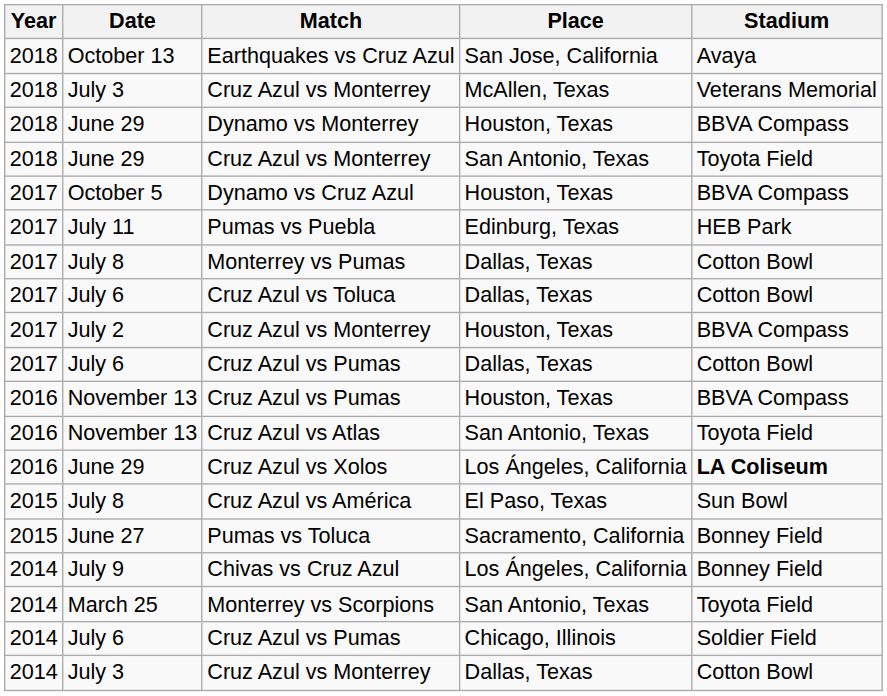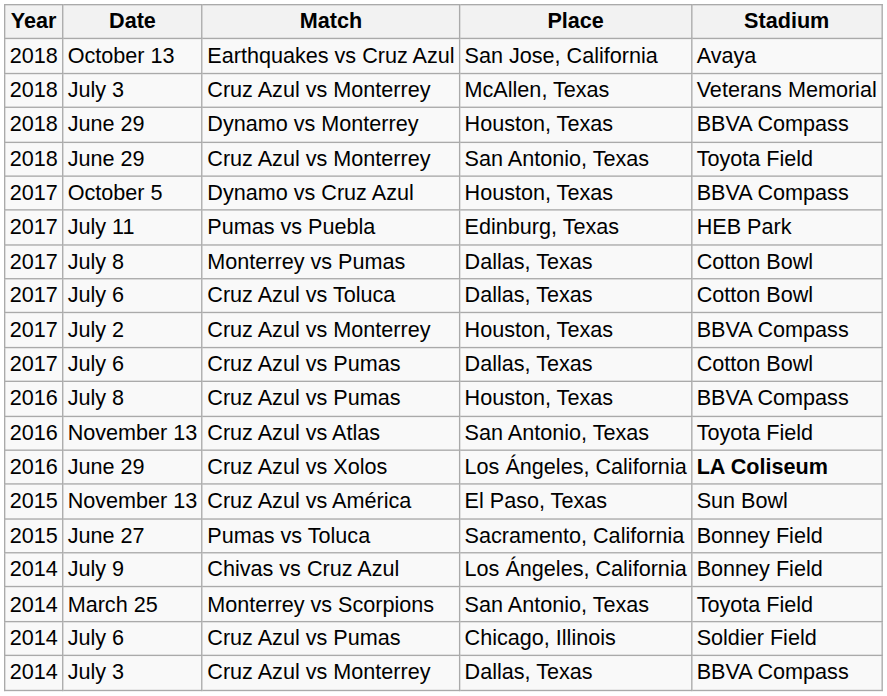(132, 398) November 13 -> (96, 398) July 8
(96, 501) July 8 -> (132, 501) November 13
(755, 672) Cotton Bowl -> (773, 672) BBVA Compass
